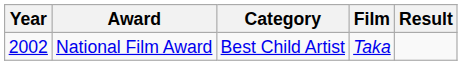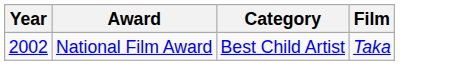- column: (426, 19)
